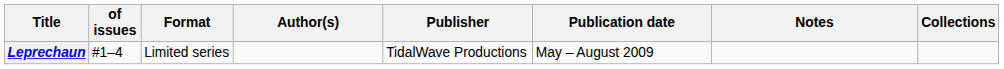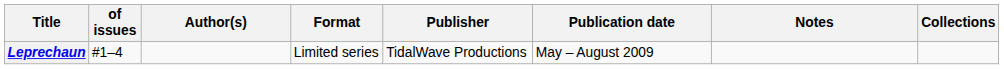columns swapped: (187, 23) <-> (308, 23)
